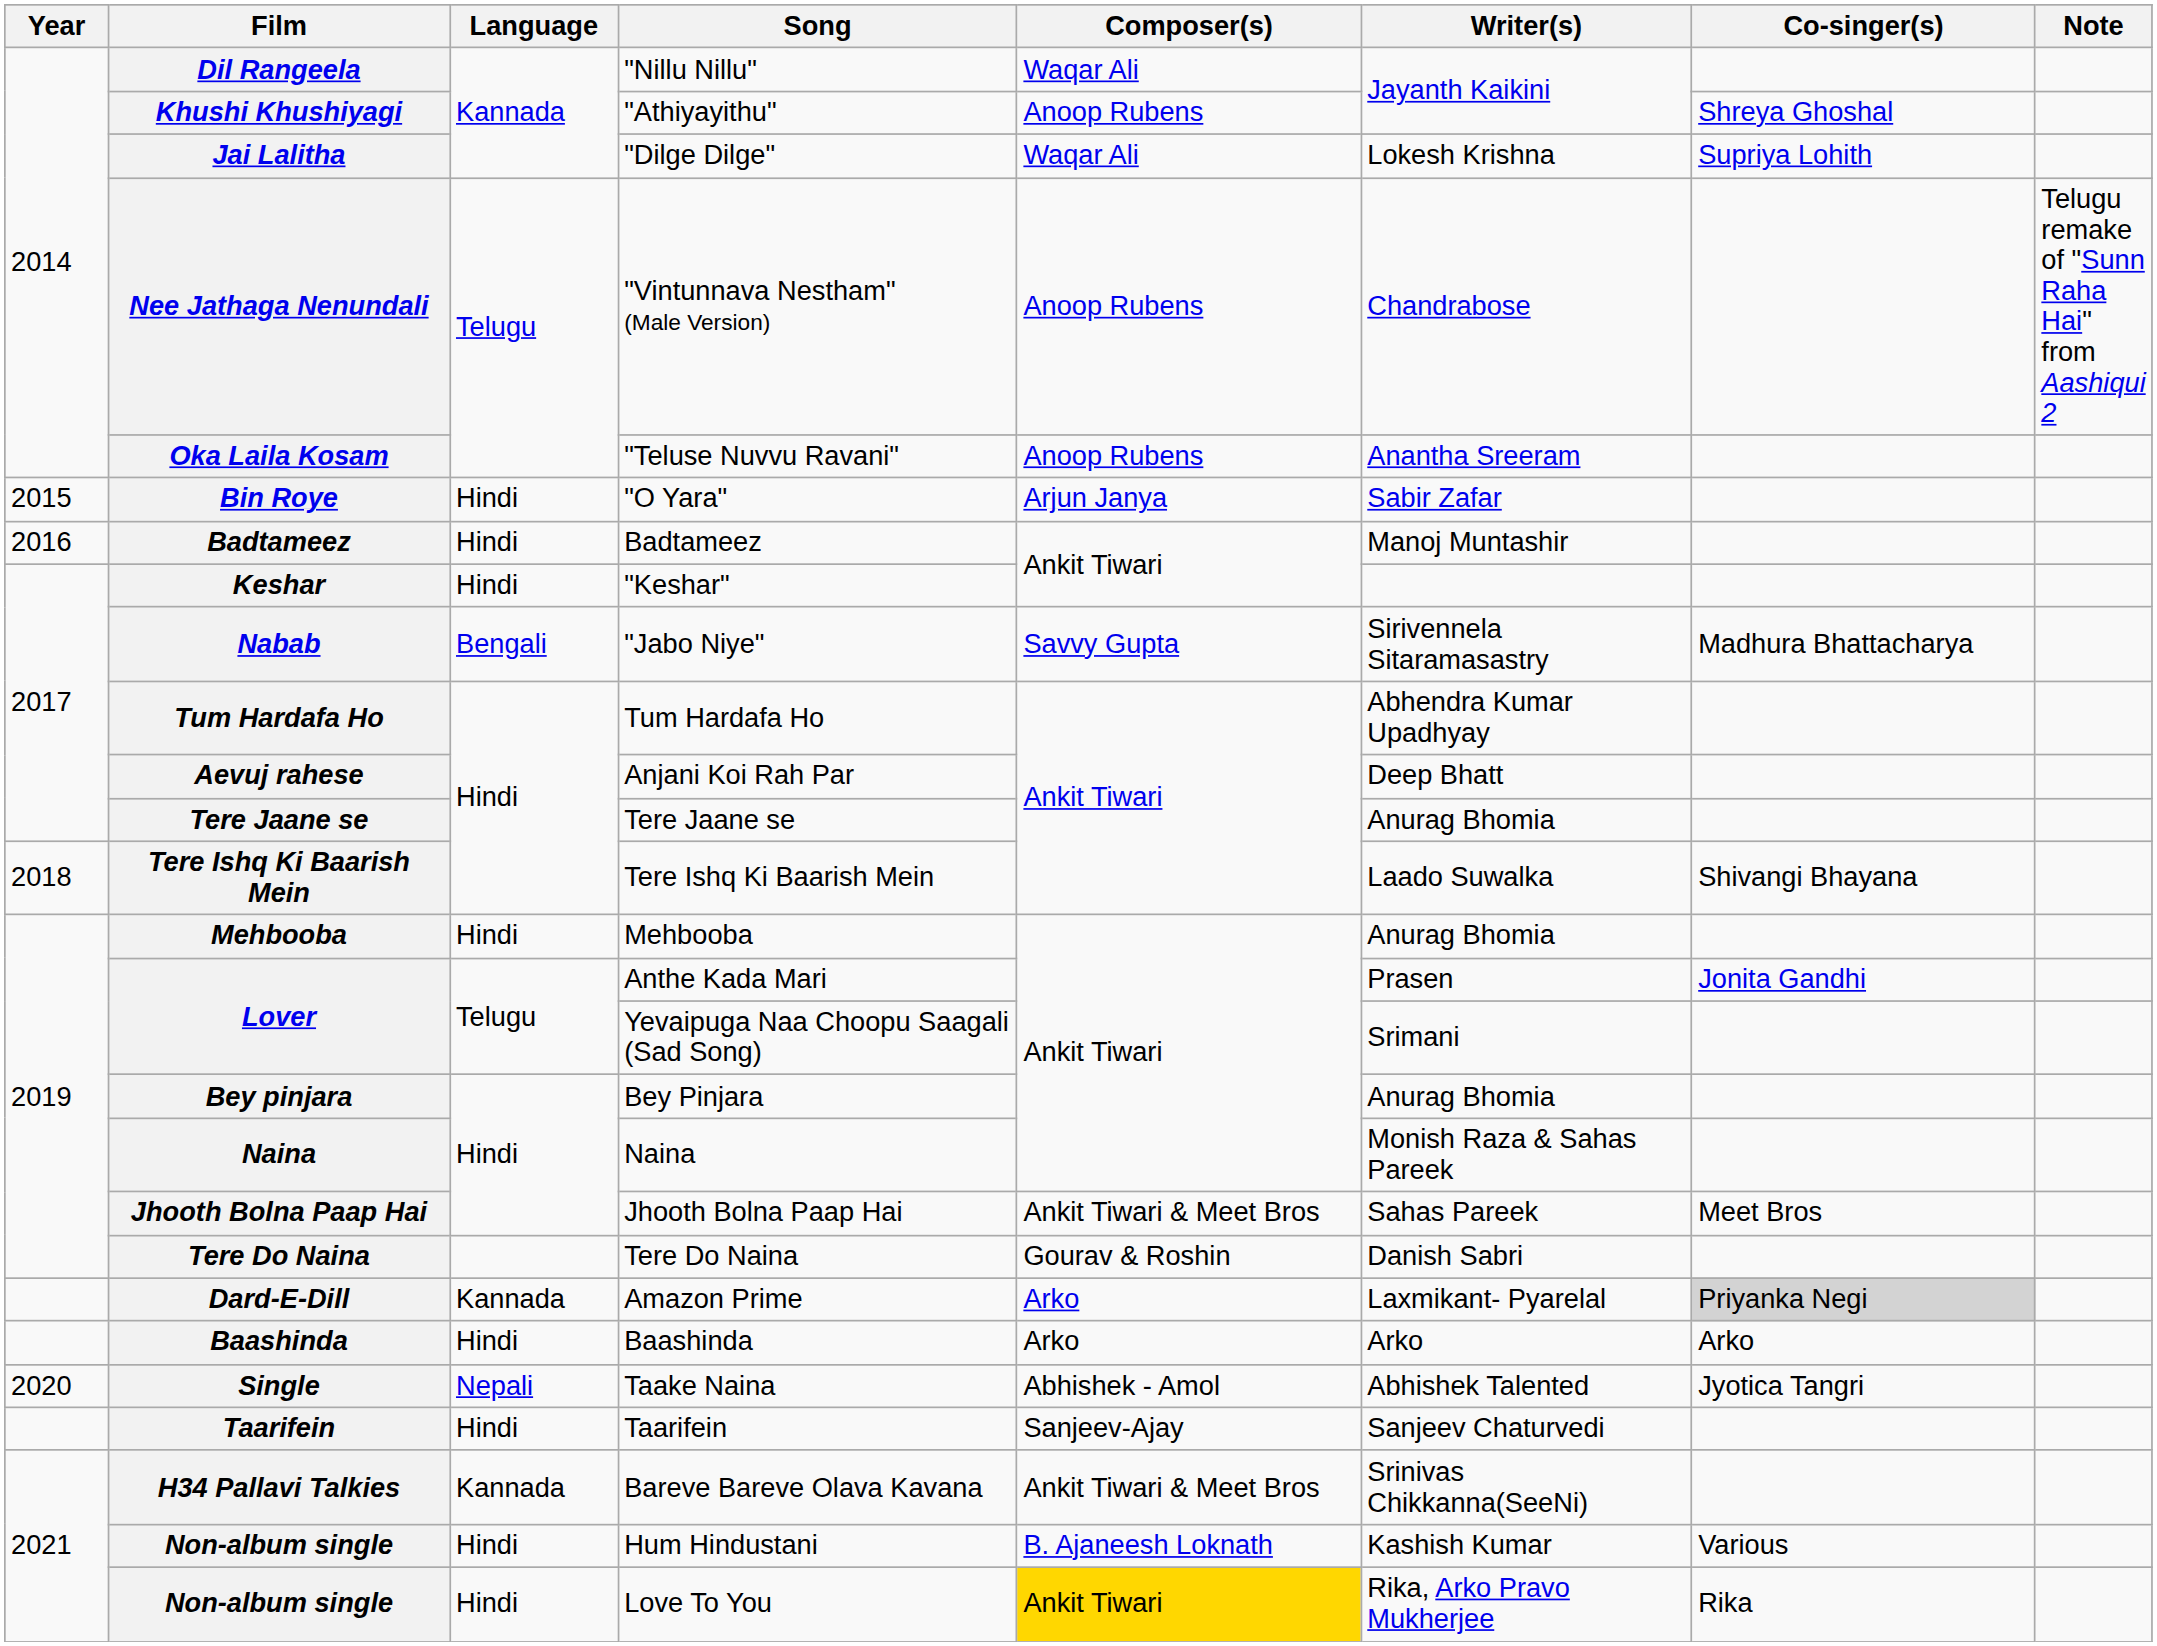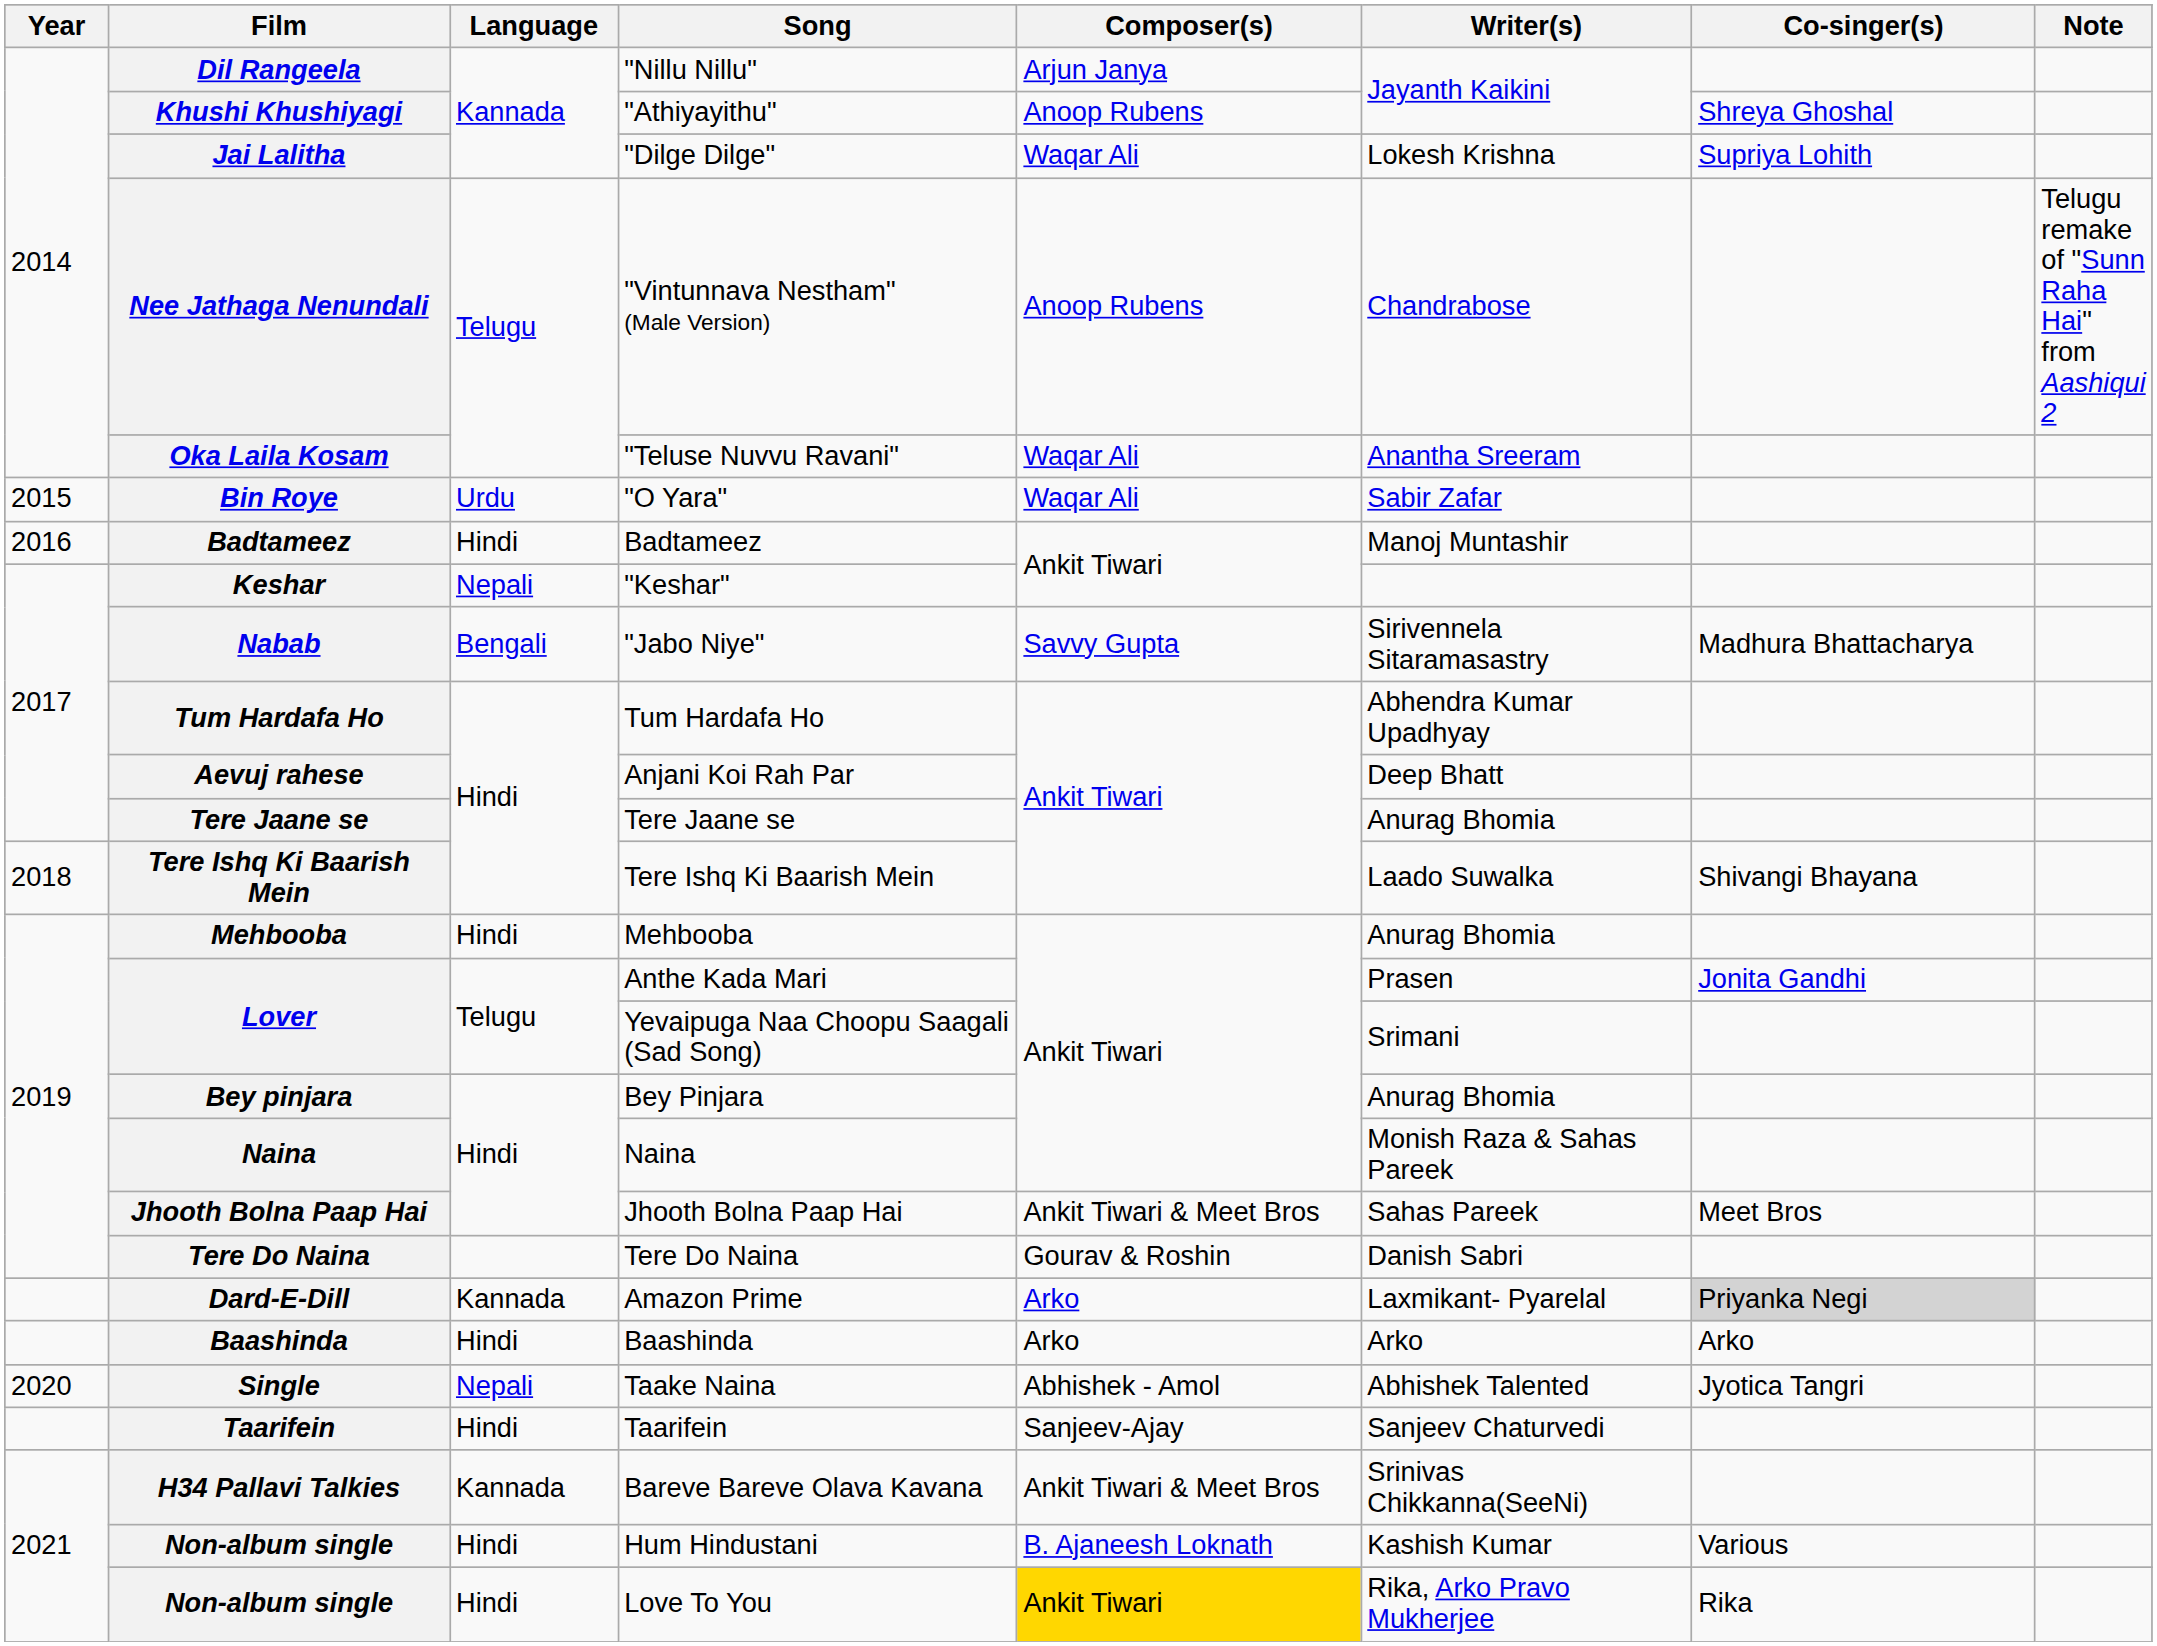(1081, 69) Waqar Ali -> (1095, 69) Arjun Janya
(1113, 455) Anoop Rubens -> (1081, 455) Waqar Ali
(487, 499) Hindi -> (485, 499) Urdu
(1095, 499) Arjun Janya -> (1081, 499) Waqar Ali
(487, 585) Hindi -> (495, 585) Nepali
